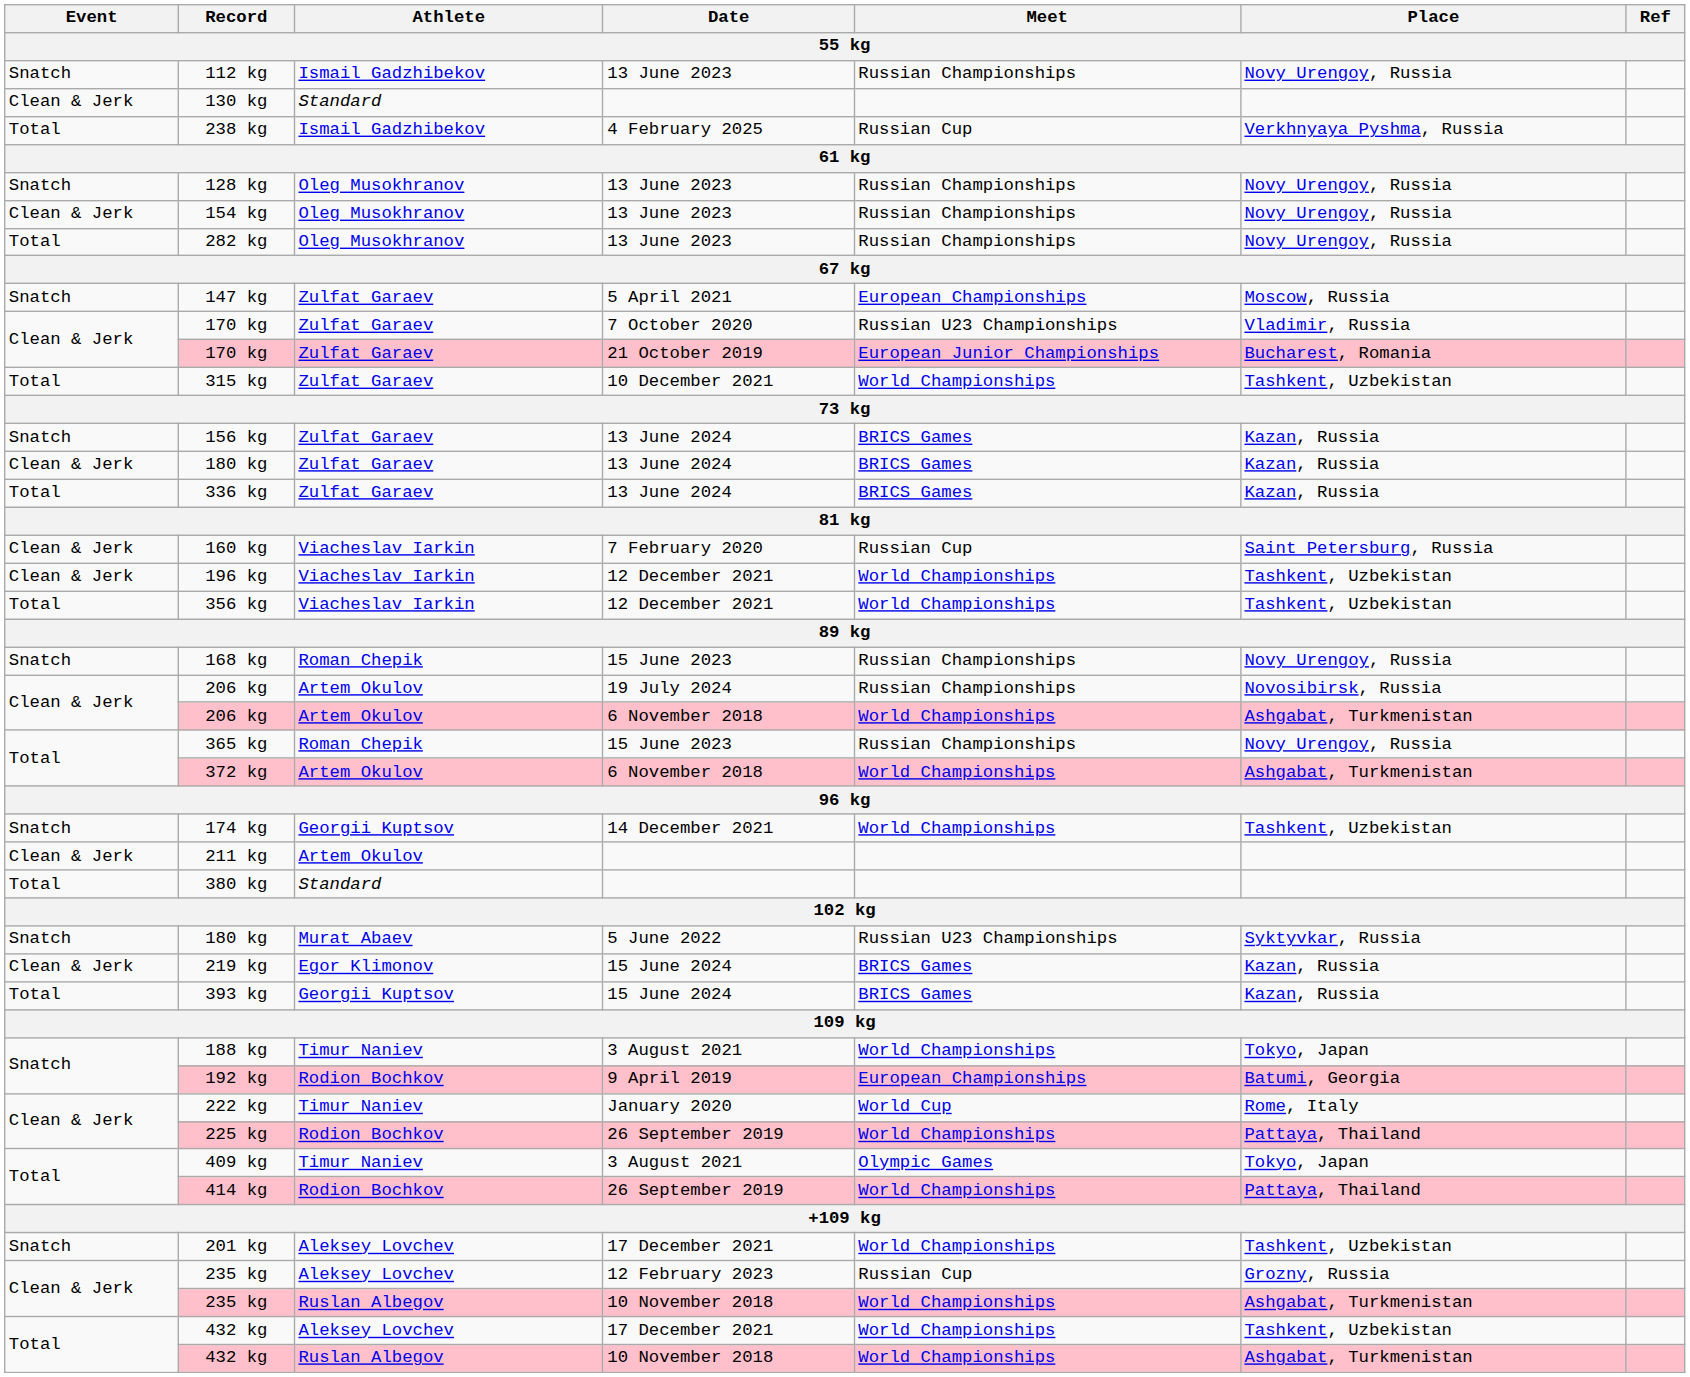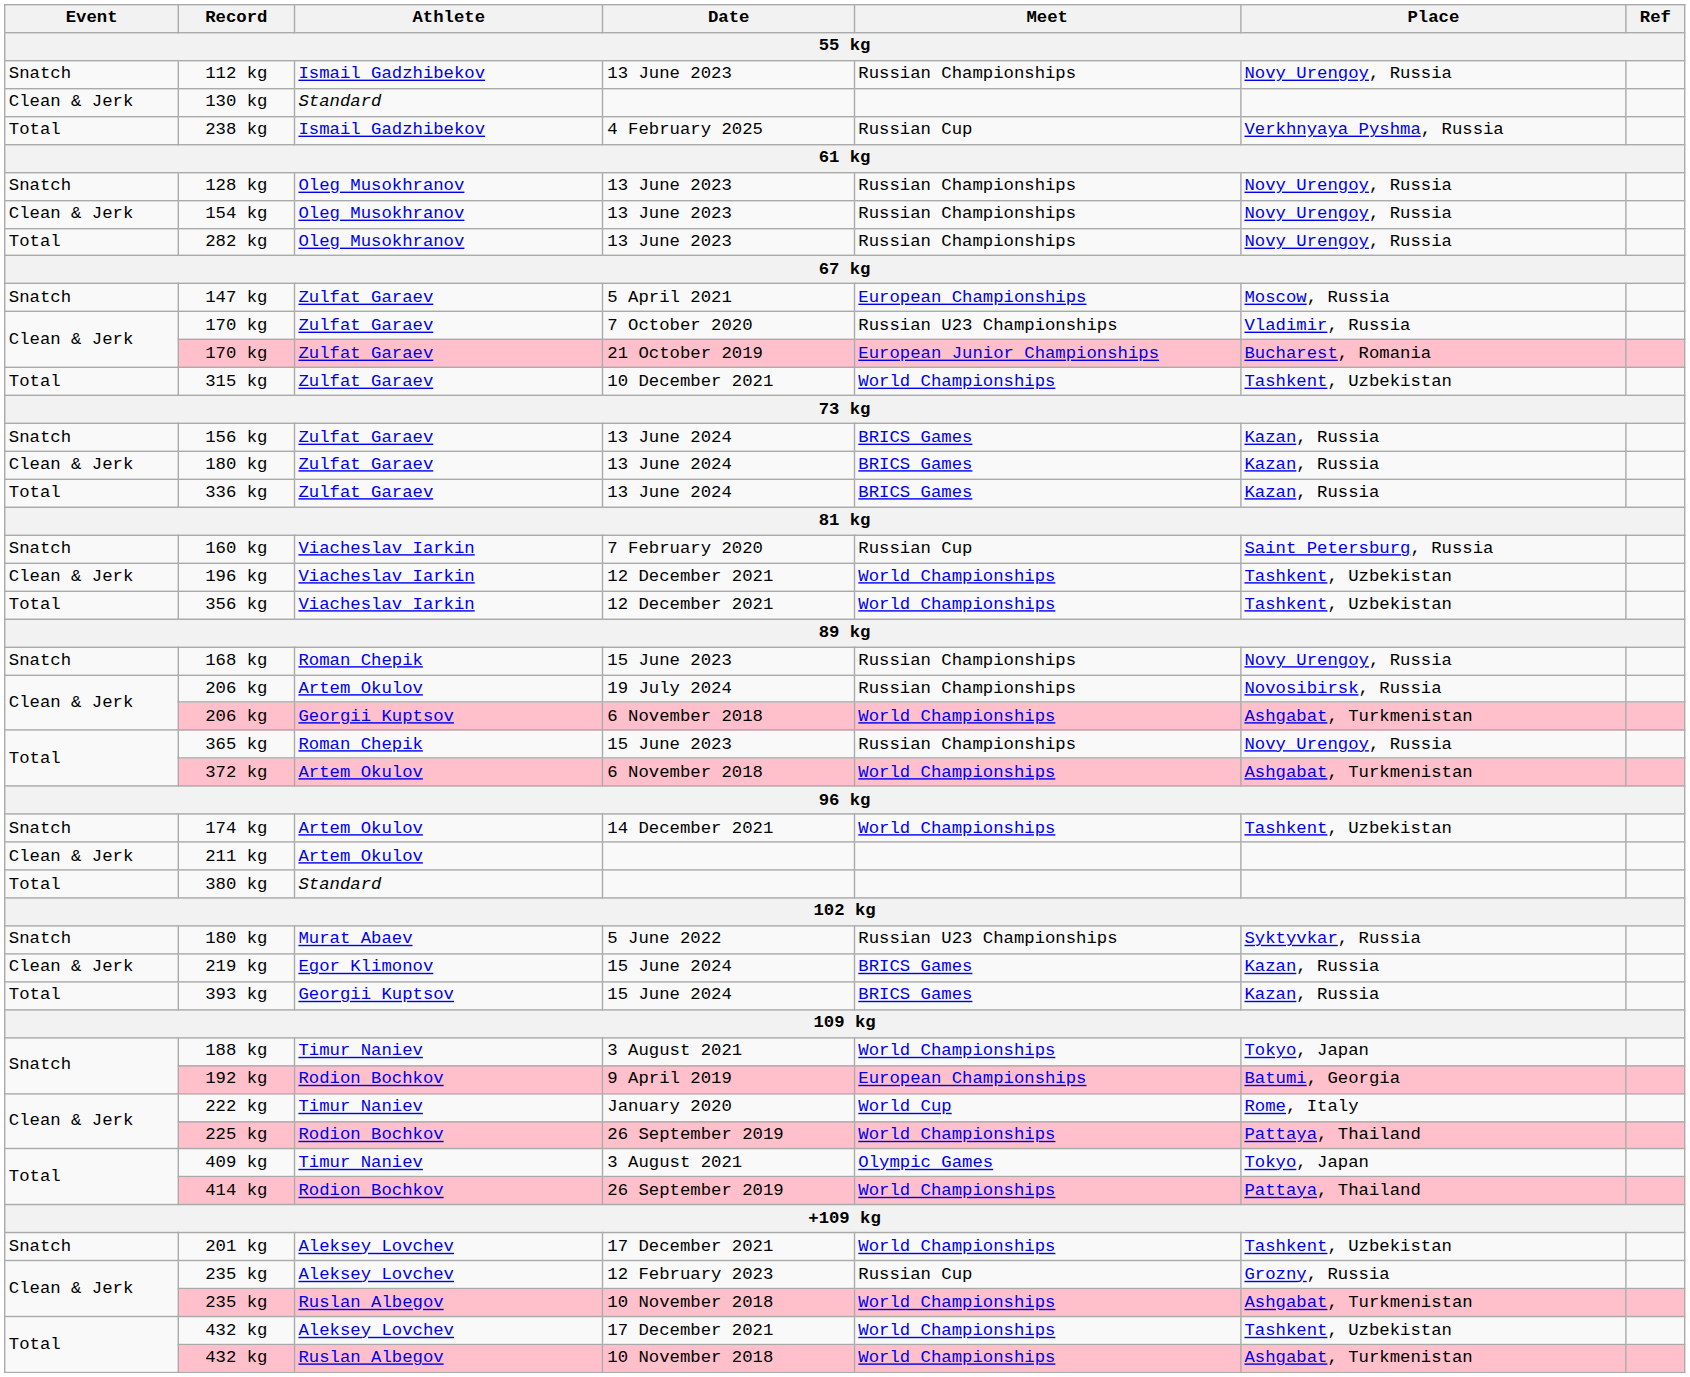(71, 549) Clean & Jerk -> (40, 549) Snatch
(361, 717) Artem Okulov -> (376, 717) Georgii Kuptsov
(376, 828) Georgii Kuptsov -> (361, 828) Artem Okulov
